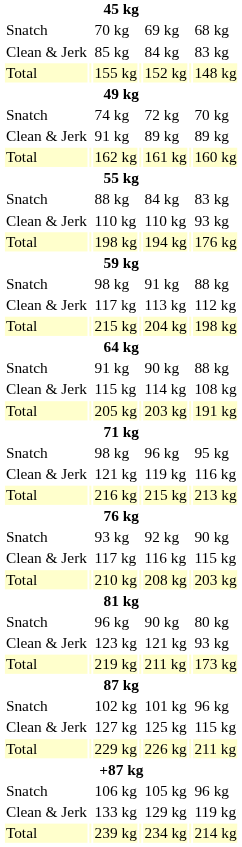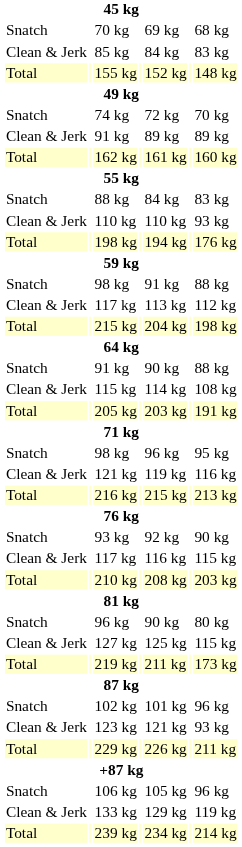rows swapped: (46, 643) <-> (46, 727)
